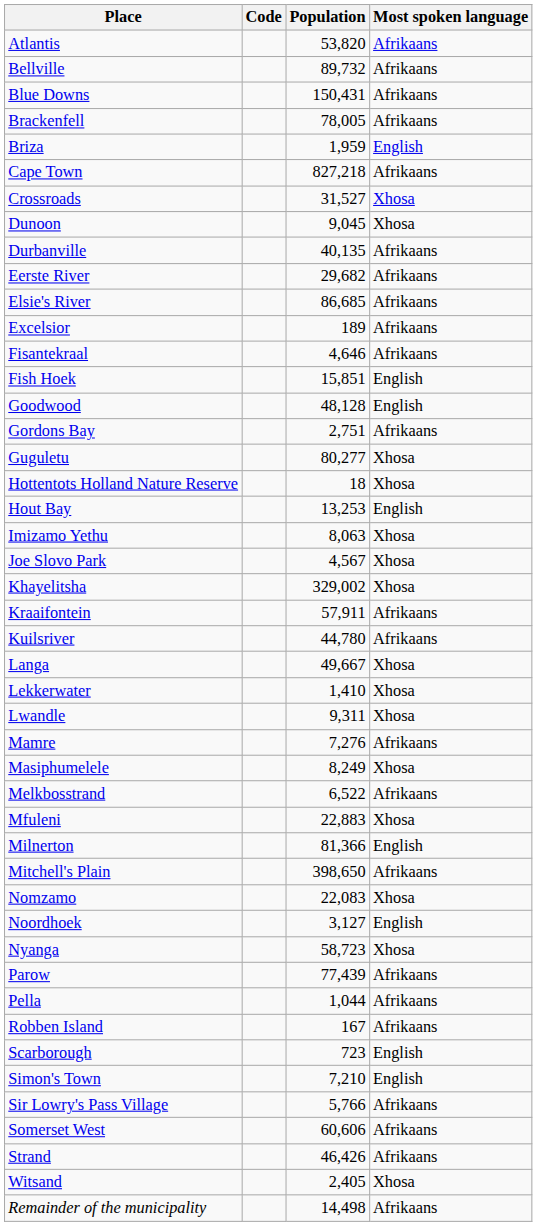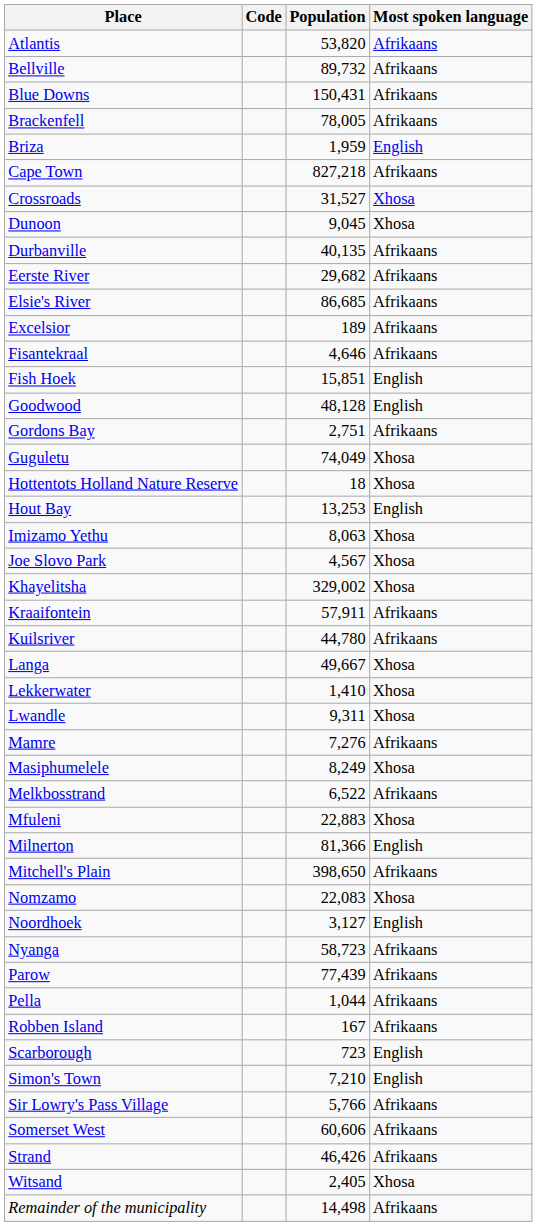(343, 457) 80,277 -> (343, 457) 74,049
(394, 949) Xhosa -> (405, 949) Afrikaans
